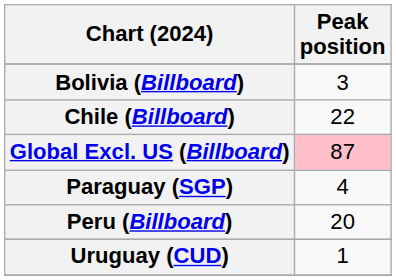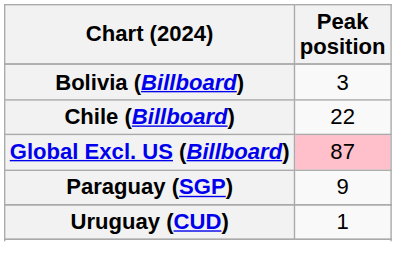(343, 186) 4 -> (343, 186) 9
- row: (150, 221)
